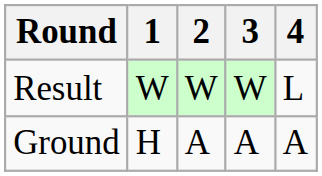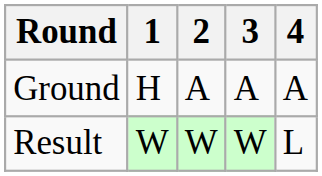rows swapped: (66, 142) <-> (58, 87)
